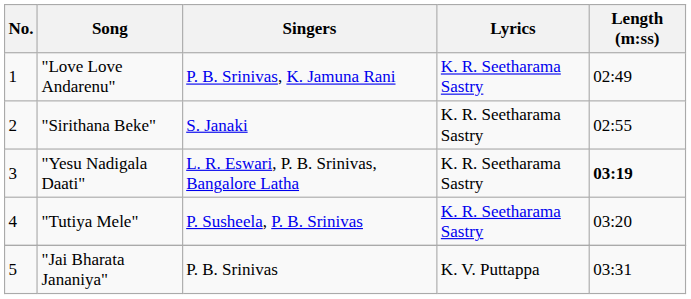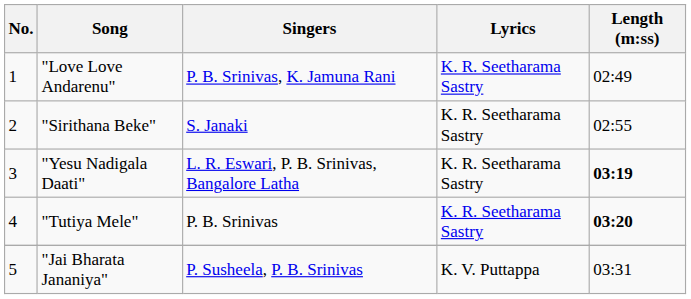(275, 221) P. Susheela, P. B. Srinivas -> (232, 221) P. B. Srinivas
(613, 221) normal -> (613, 221) bold
(232, 269) P. B. Srinivas -> (275, 269) P. Susheela, P. B. Srinivas
